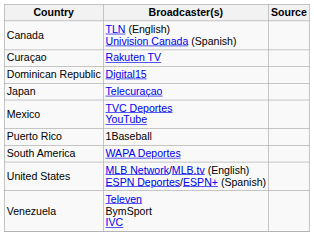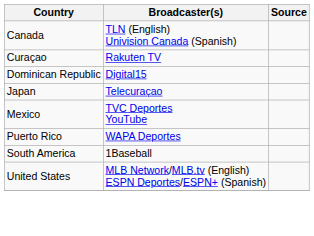(129, 137) 1Baseball -> (143, 137) WAPA Deportes
(143, 153) WAPA Deportes -> (129, 153) 1Baseball
- row: (31, 211)
